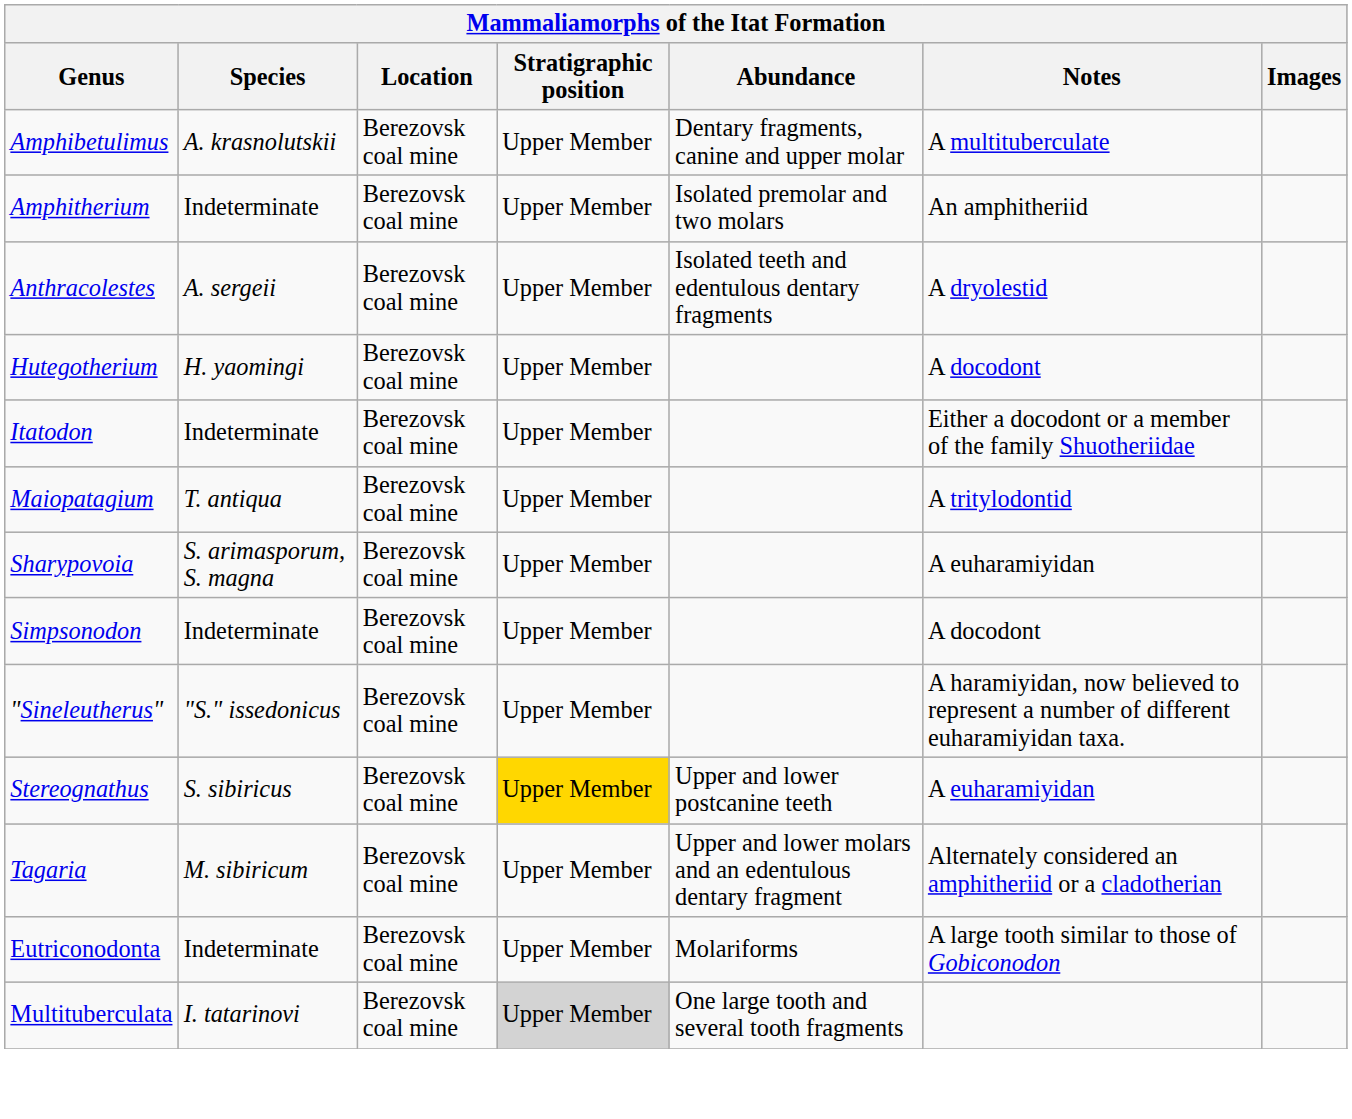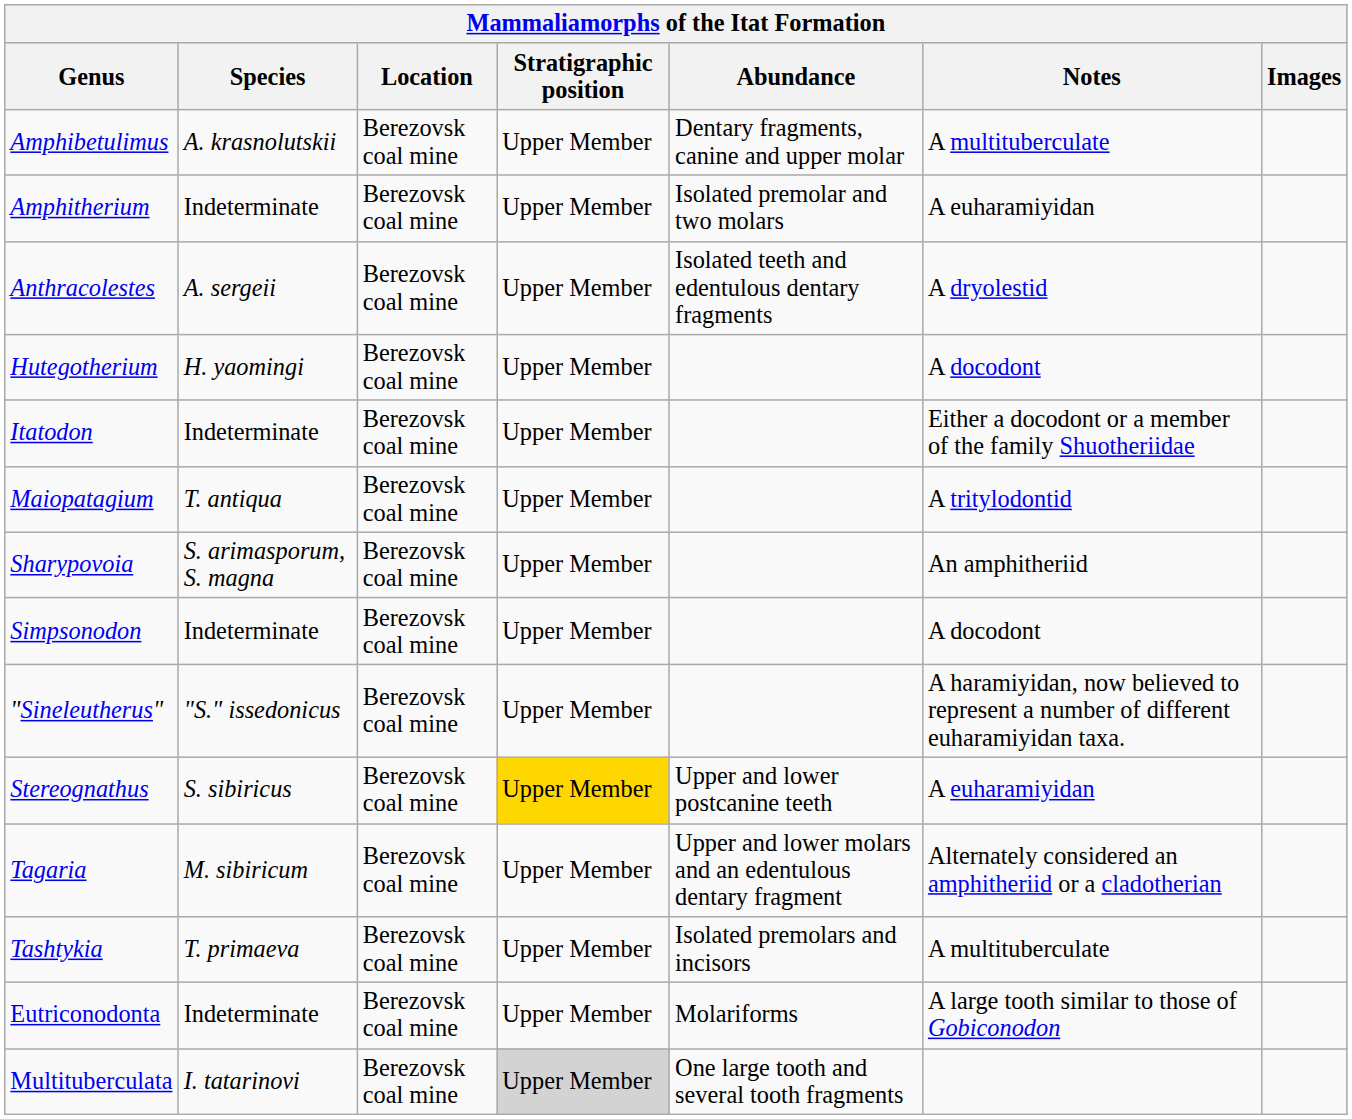(1008, 207) An amphitheriid -> (1011, 207) A euharamiyidan
(1011, 564) A euharamiyidan -> (1008, 564) An amphitheriid
+ row: (57, 949)
